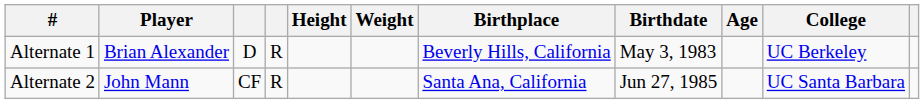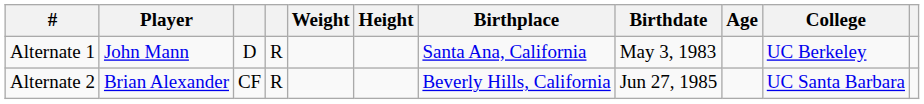columns swapped: (319, 20) <-> (384, 20)
(166, 51) Brian Alexander -> (146, 51) John Mann
(517, 51) Beverly Hills, California -> (504, 51) Santa Ana, California
(146, 83) John Mann -> (166, 83) Brian Alexander
(504, 83) Santa Ana, California -> (517, 83) Beverly Hills, California
